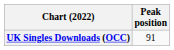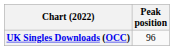(151, 38) 91 -> (151, 38) 96
